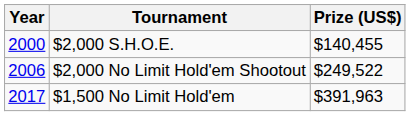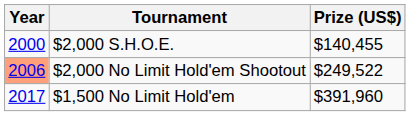(27, 70) no background -> (27, 70) lightsalmon background
(348, 96) $391,963 -> (348, 96) $391,960
